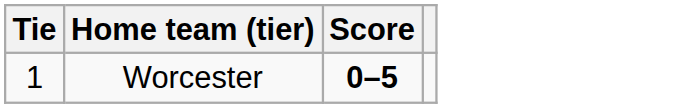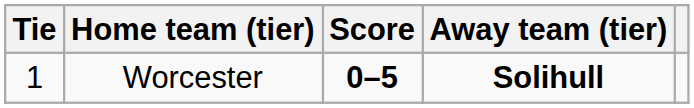+ column: (548, 29)
